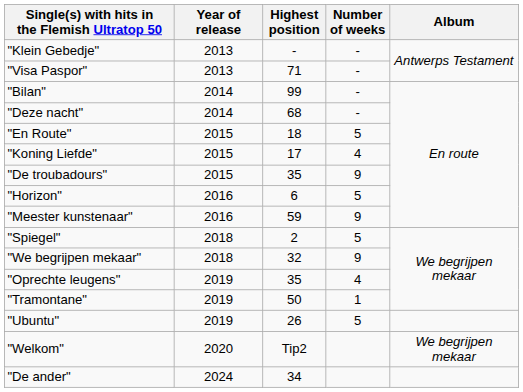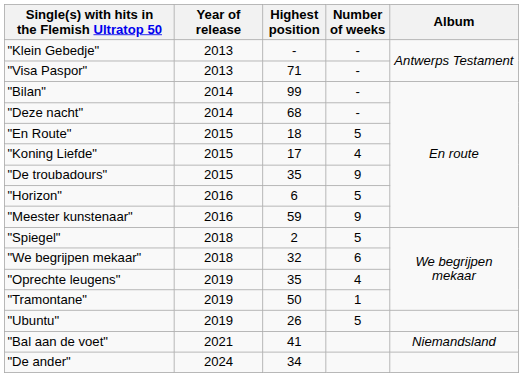(358, 258) 9 -> (358, 258) 6
- row: (36, 349)
+ row: (58, 341)
